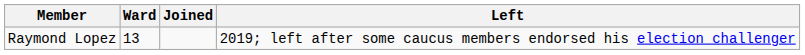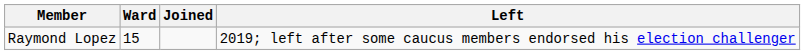(131, 39) 13 -> (131, 39) 15
